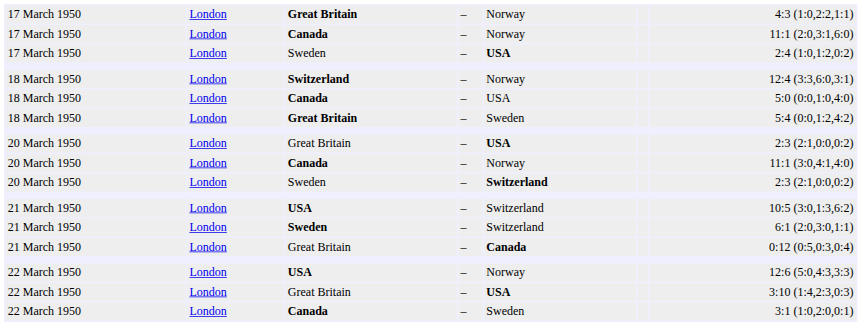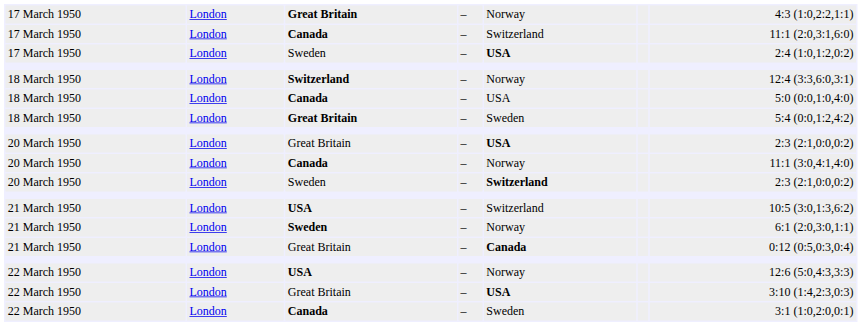(506, 34) Norway -> (515, 34) Switzerland
(515, 227) Switzerland -> (506, 227) Norway
